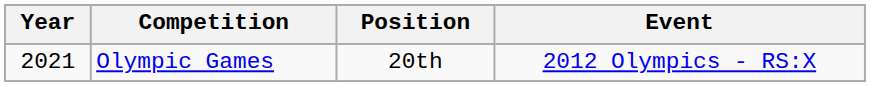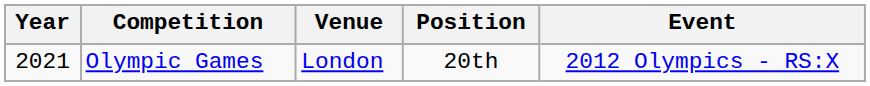+ column: (349, 24)
